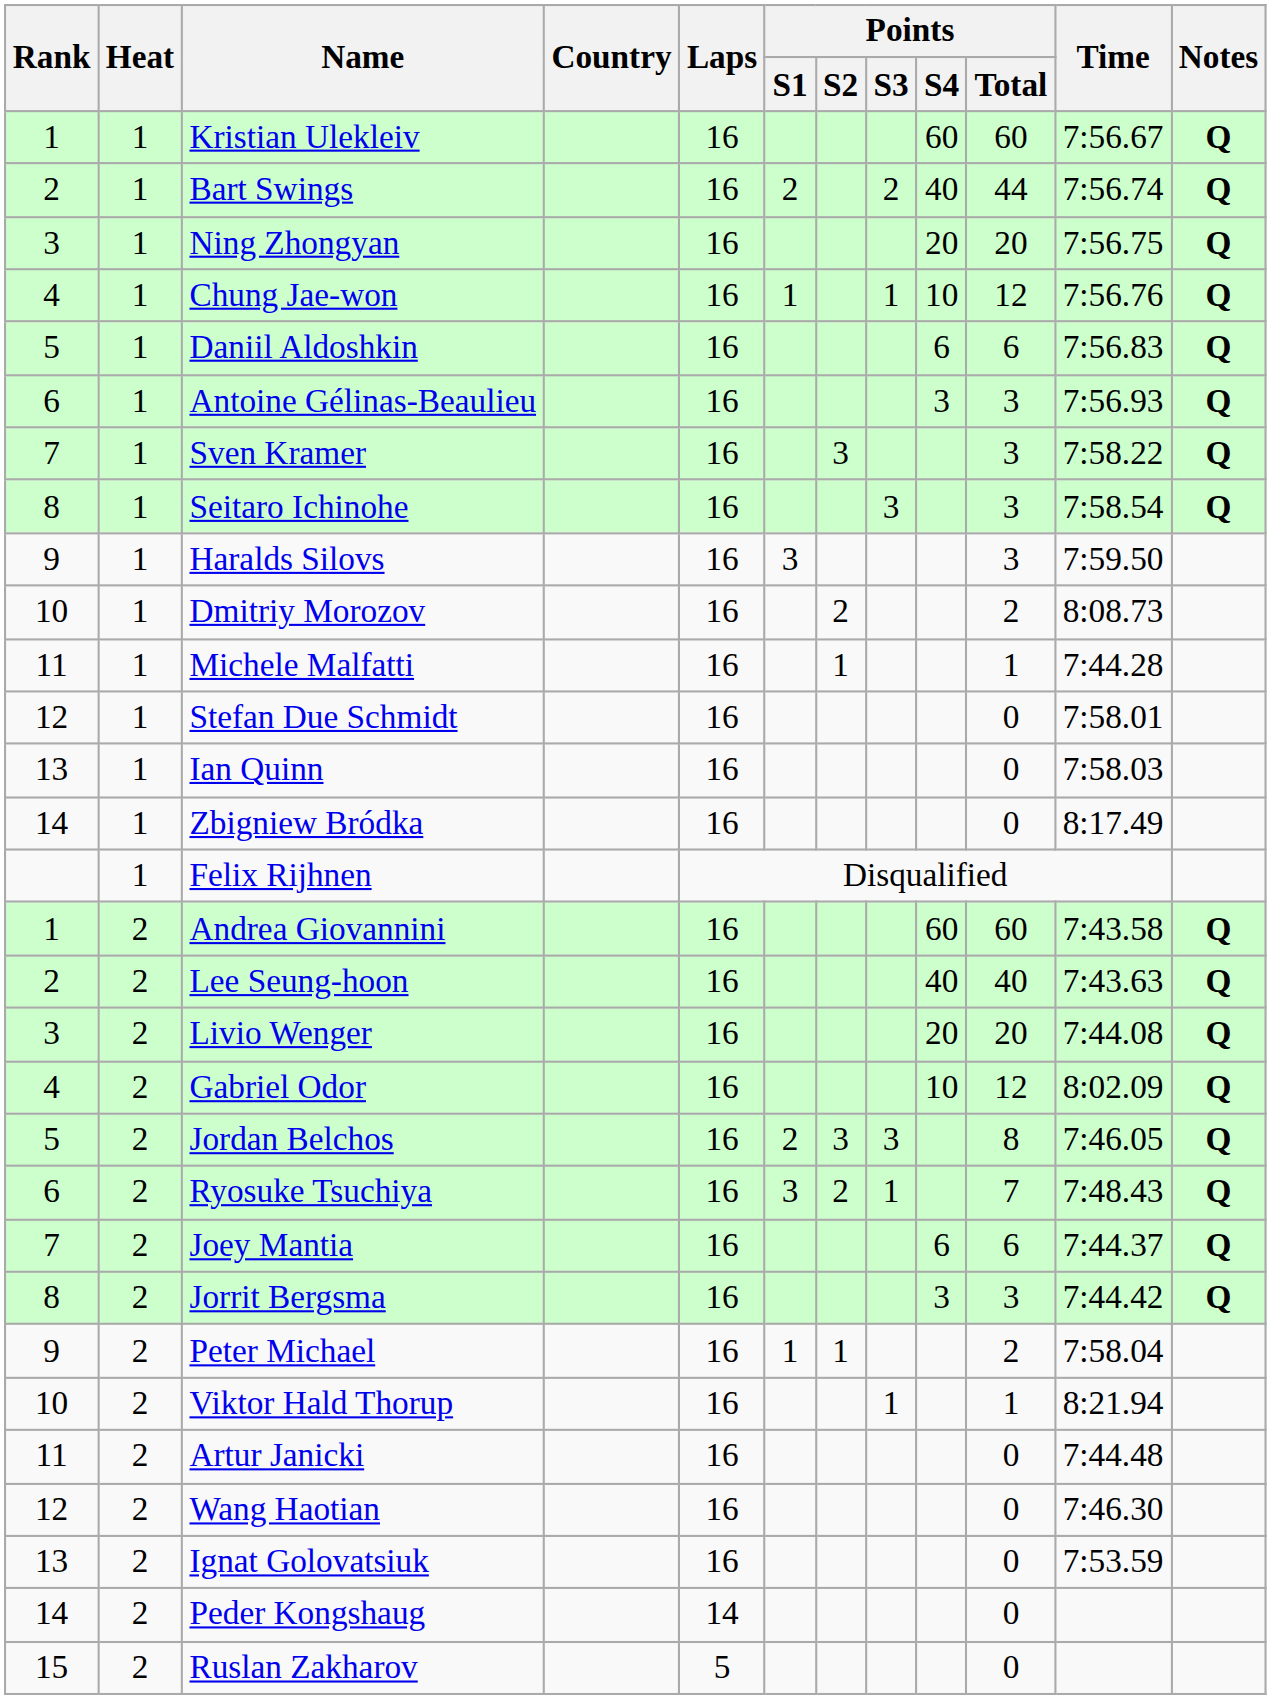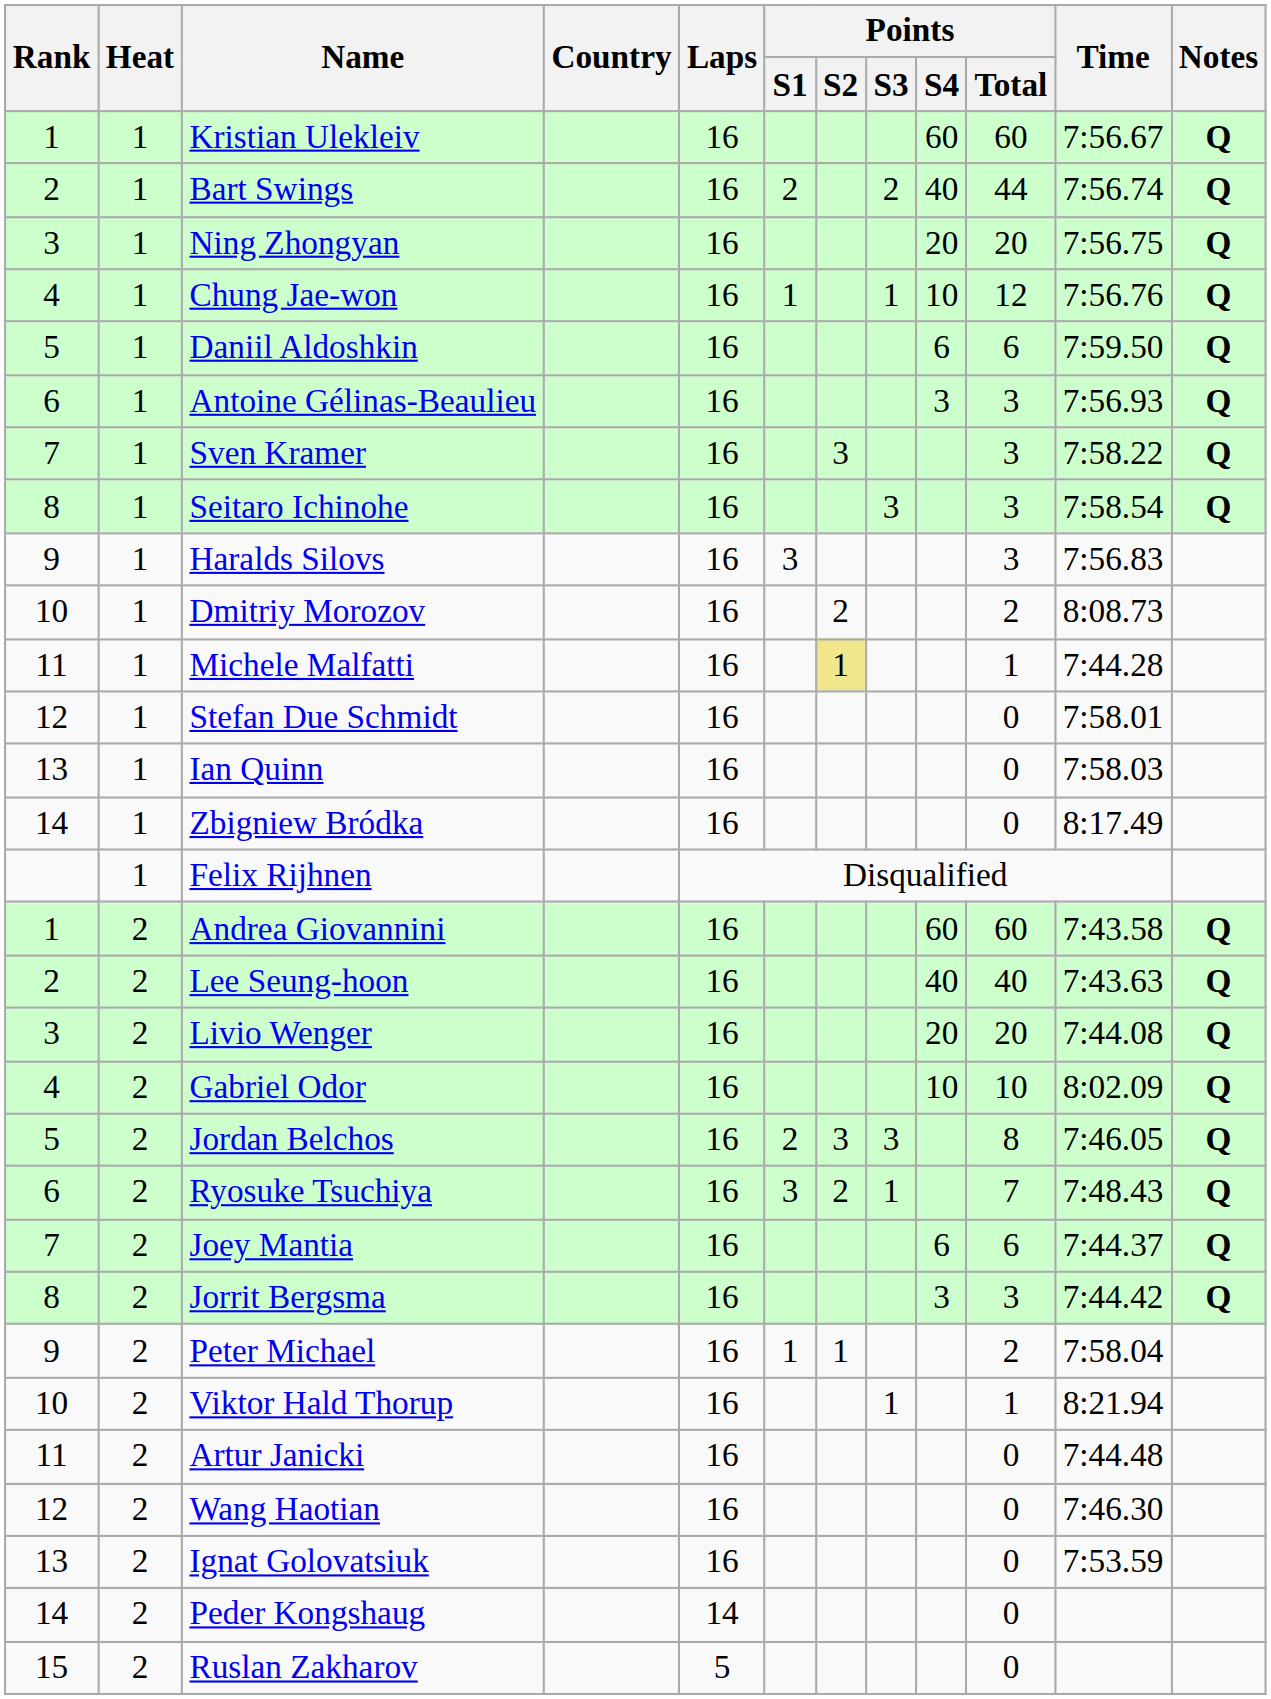(1113, 347) 7:56.83 -> (1113, 347) 7:59.50
(1113, 558) 7:59.50 -> (1113, 558) 7:56.83
(841, 664) no background -> (841, 664) khaki background
(1011, 1086) 12 -> (1011, 1086) 10
